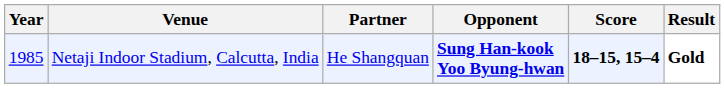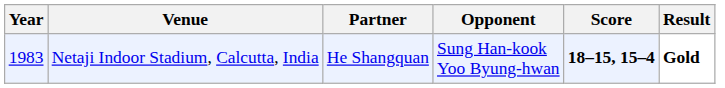(26, 58) 1985 -> (26, 58) 1983
(501, 58) bold -> (498, 58) normal
